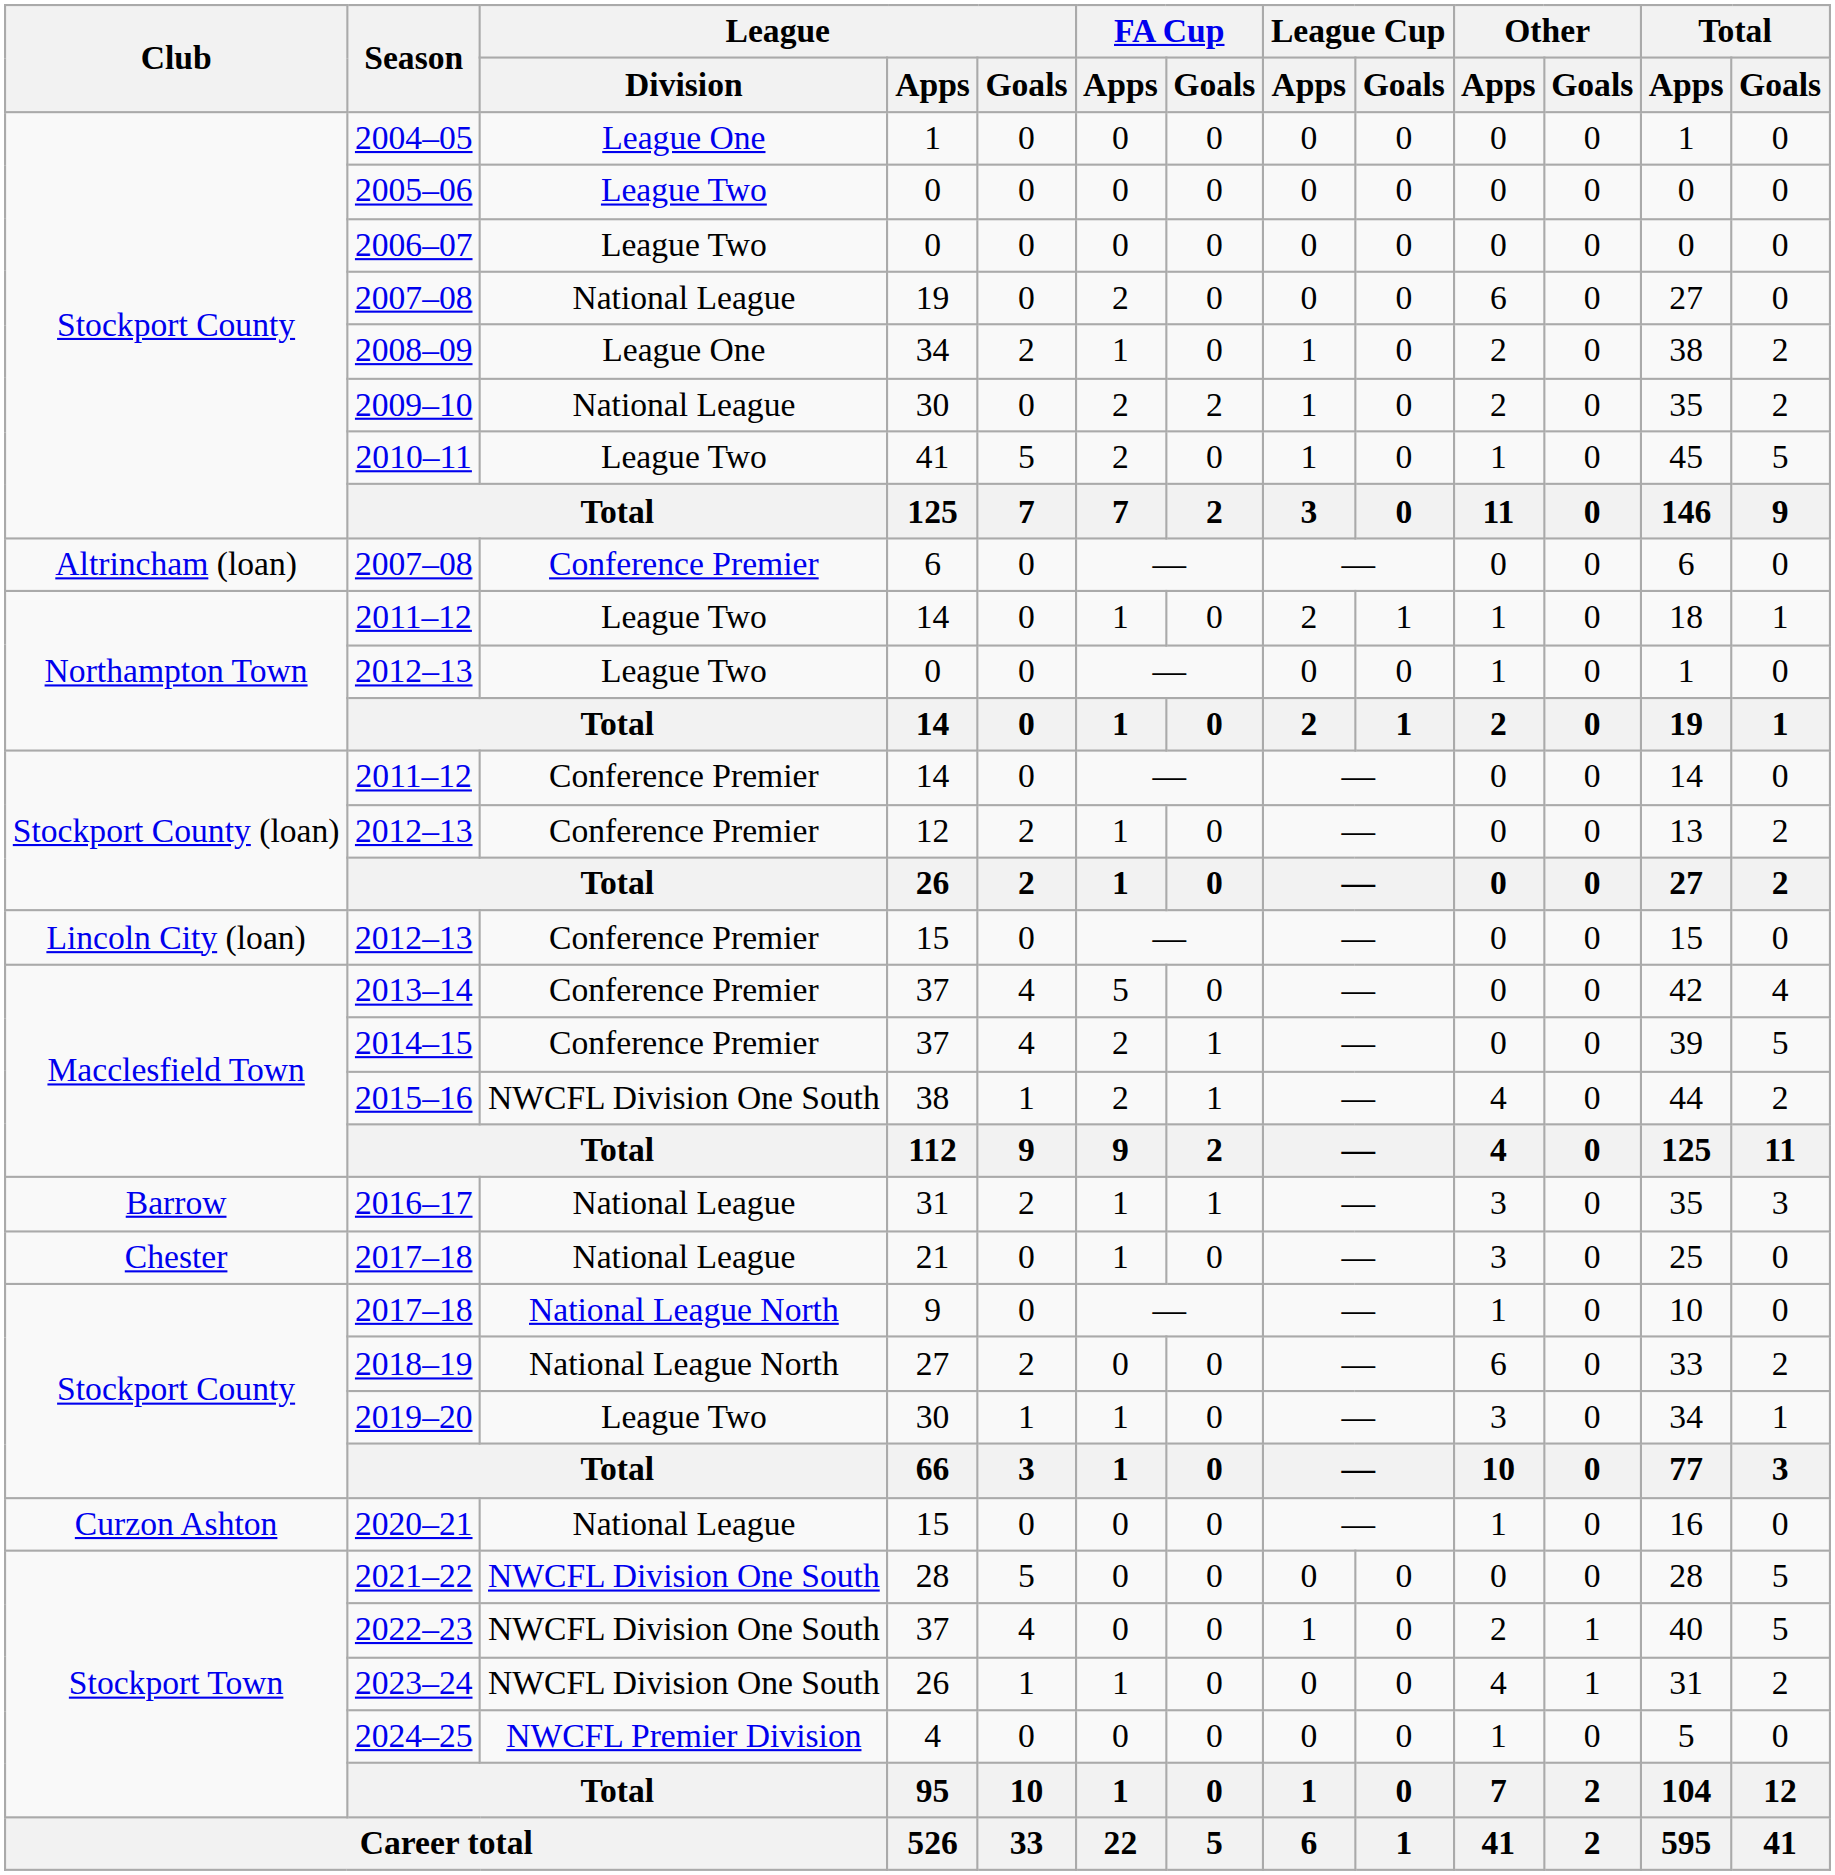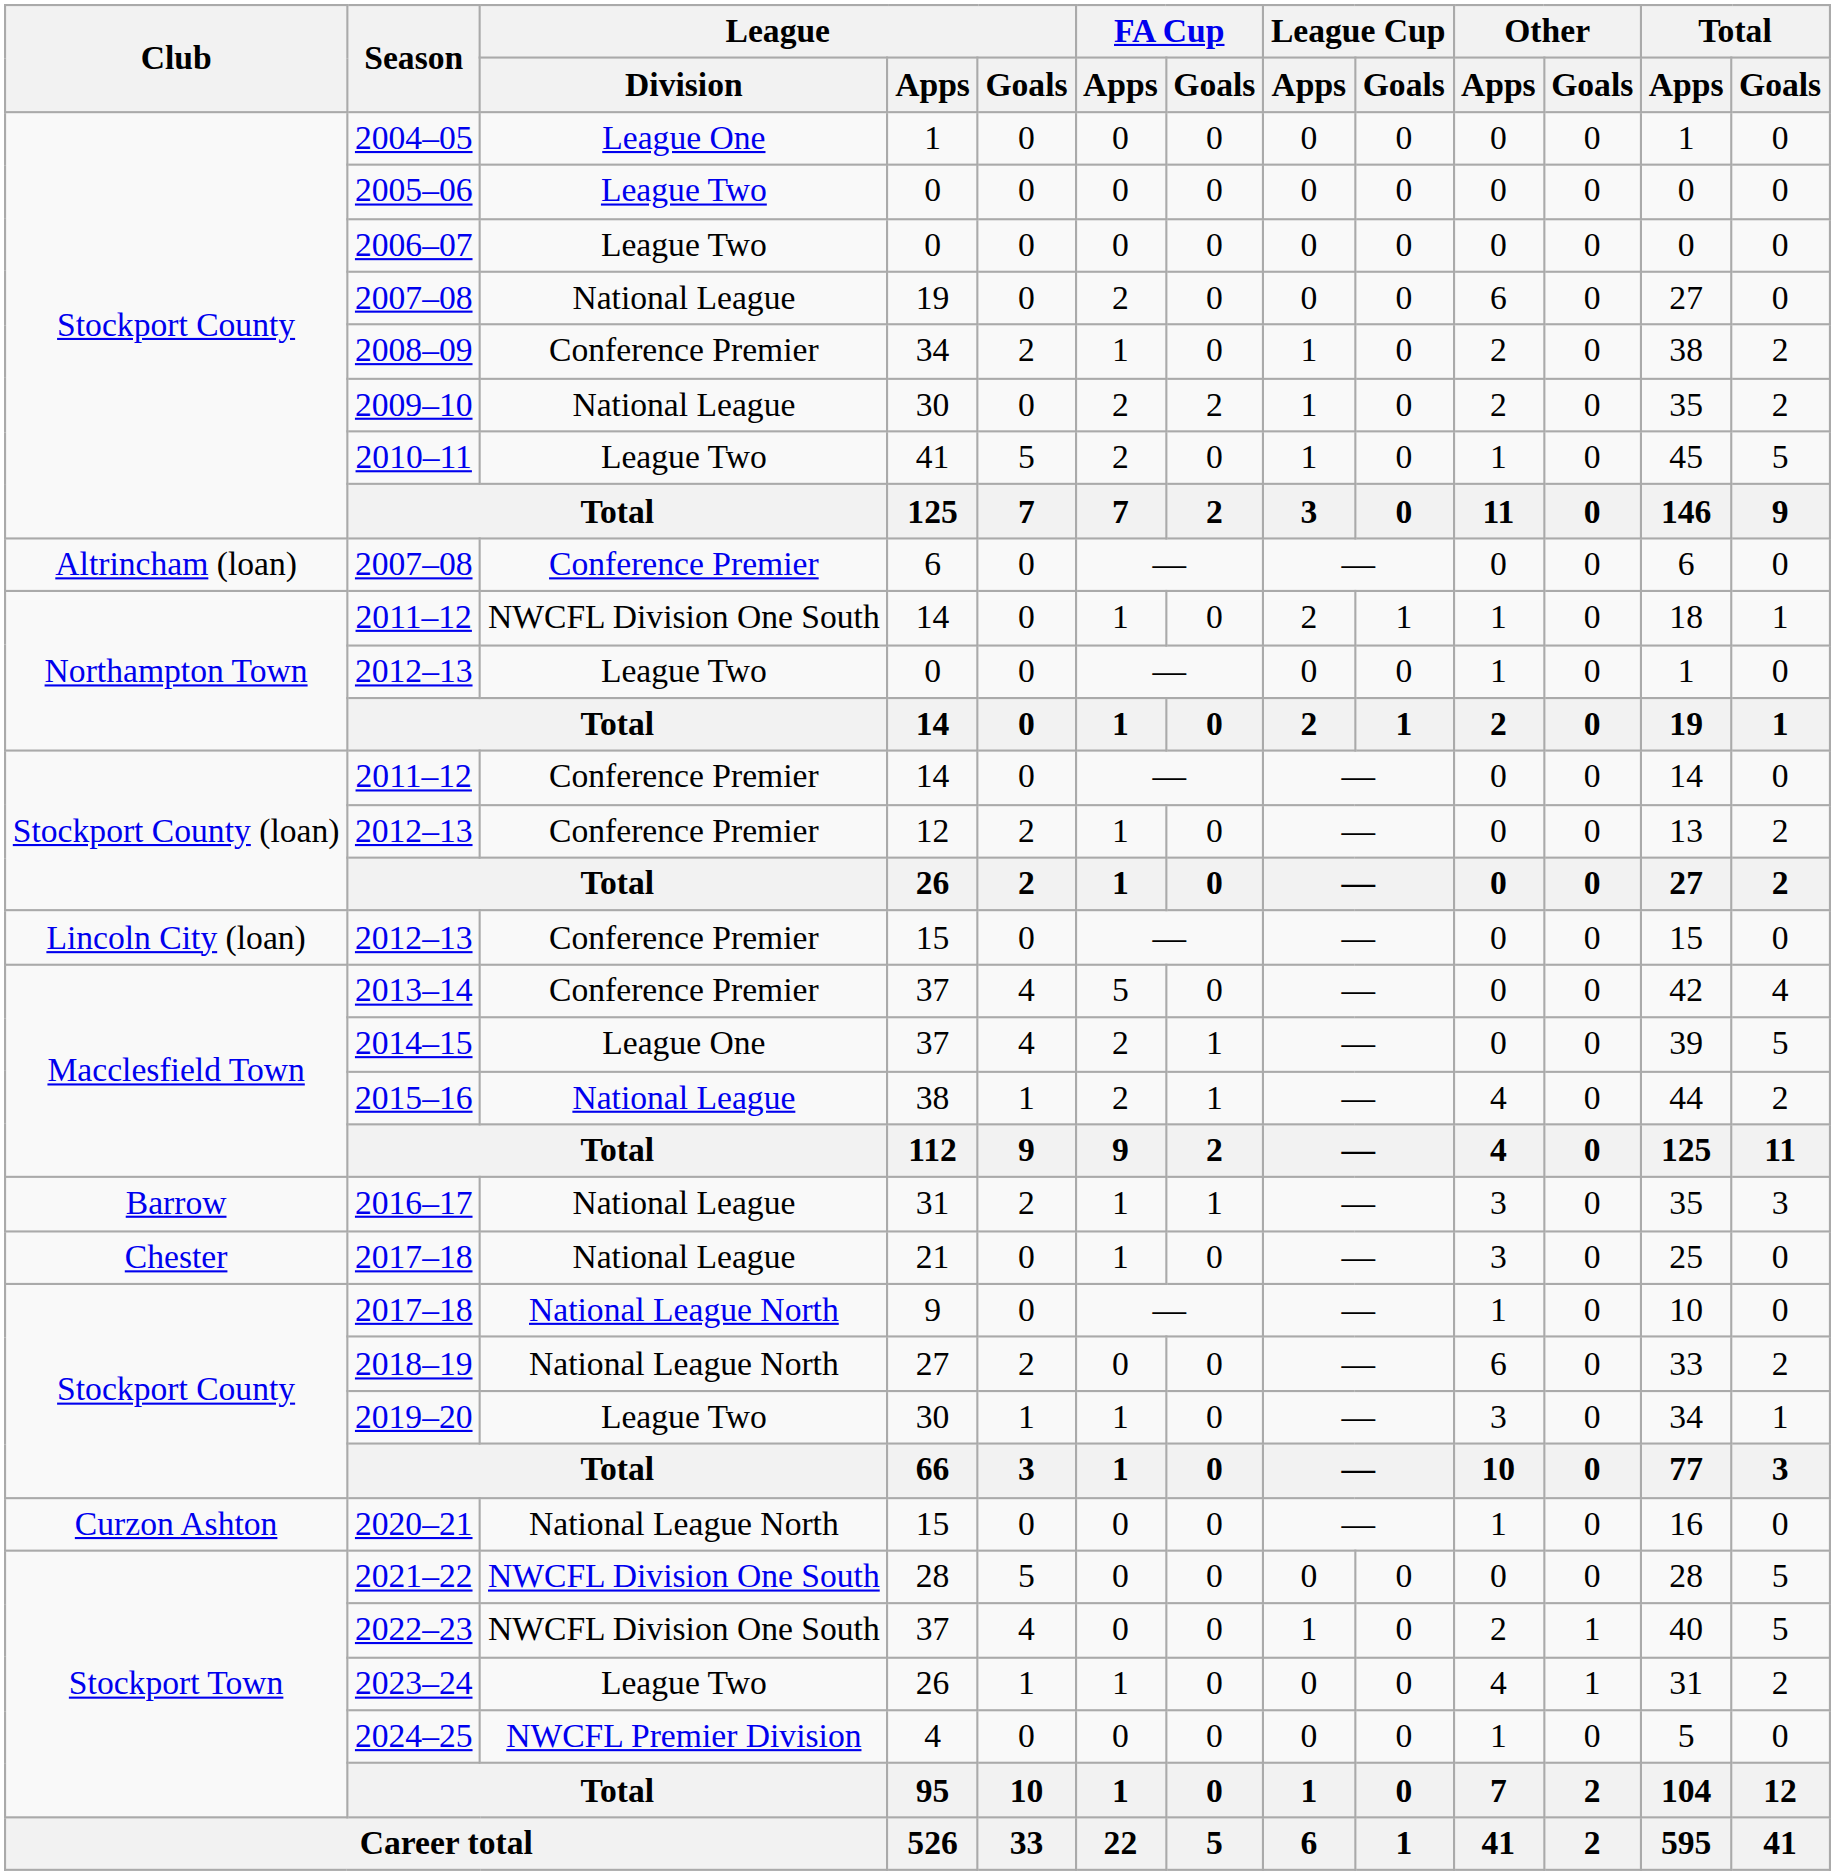(684, 350) League One -> (684, 350) Conference Premier
(684, 617) League Two -> (684, 617) NWCFL Division One South
(684, 1043) Conference Premier -> (684, 1043) League One
(684, 1096) NWCFL Division One South -> (684, 1096) National League
(684, 1523) National League -> (684, 1523) National League North
(684, 1683) NWCFL Division One South -> (684, 1683) League Two
